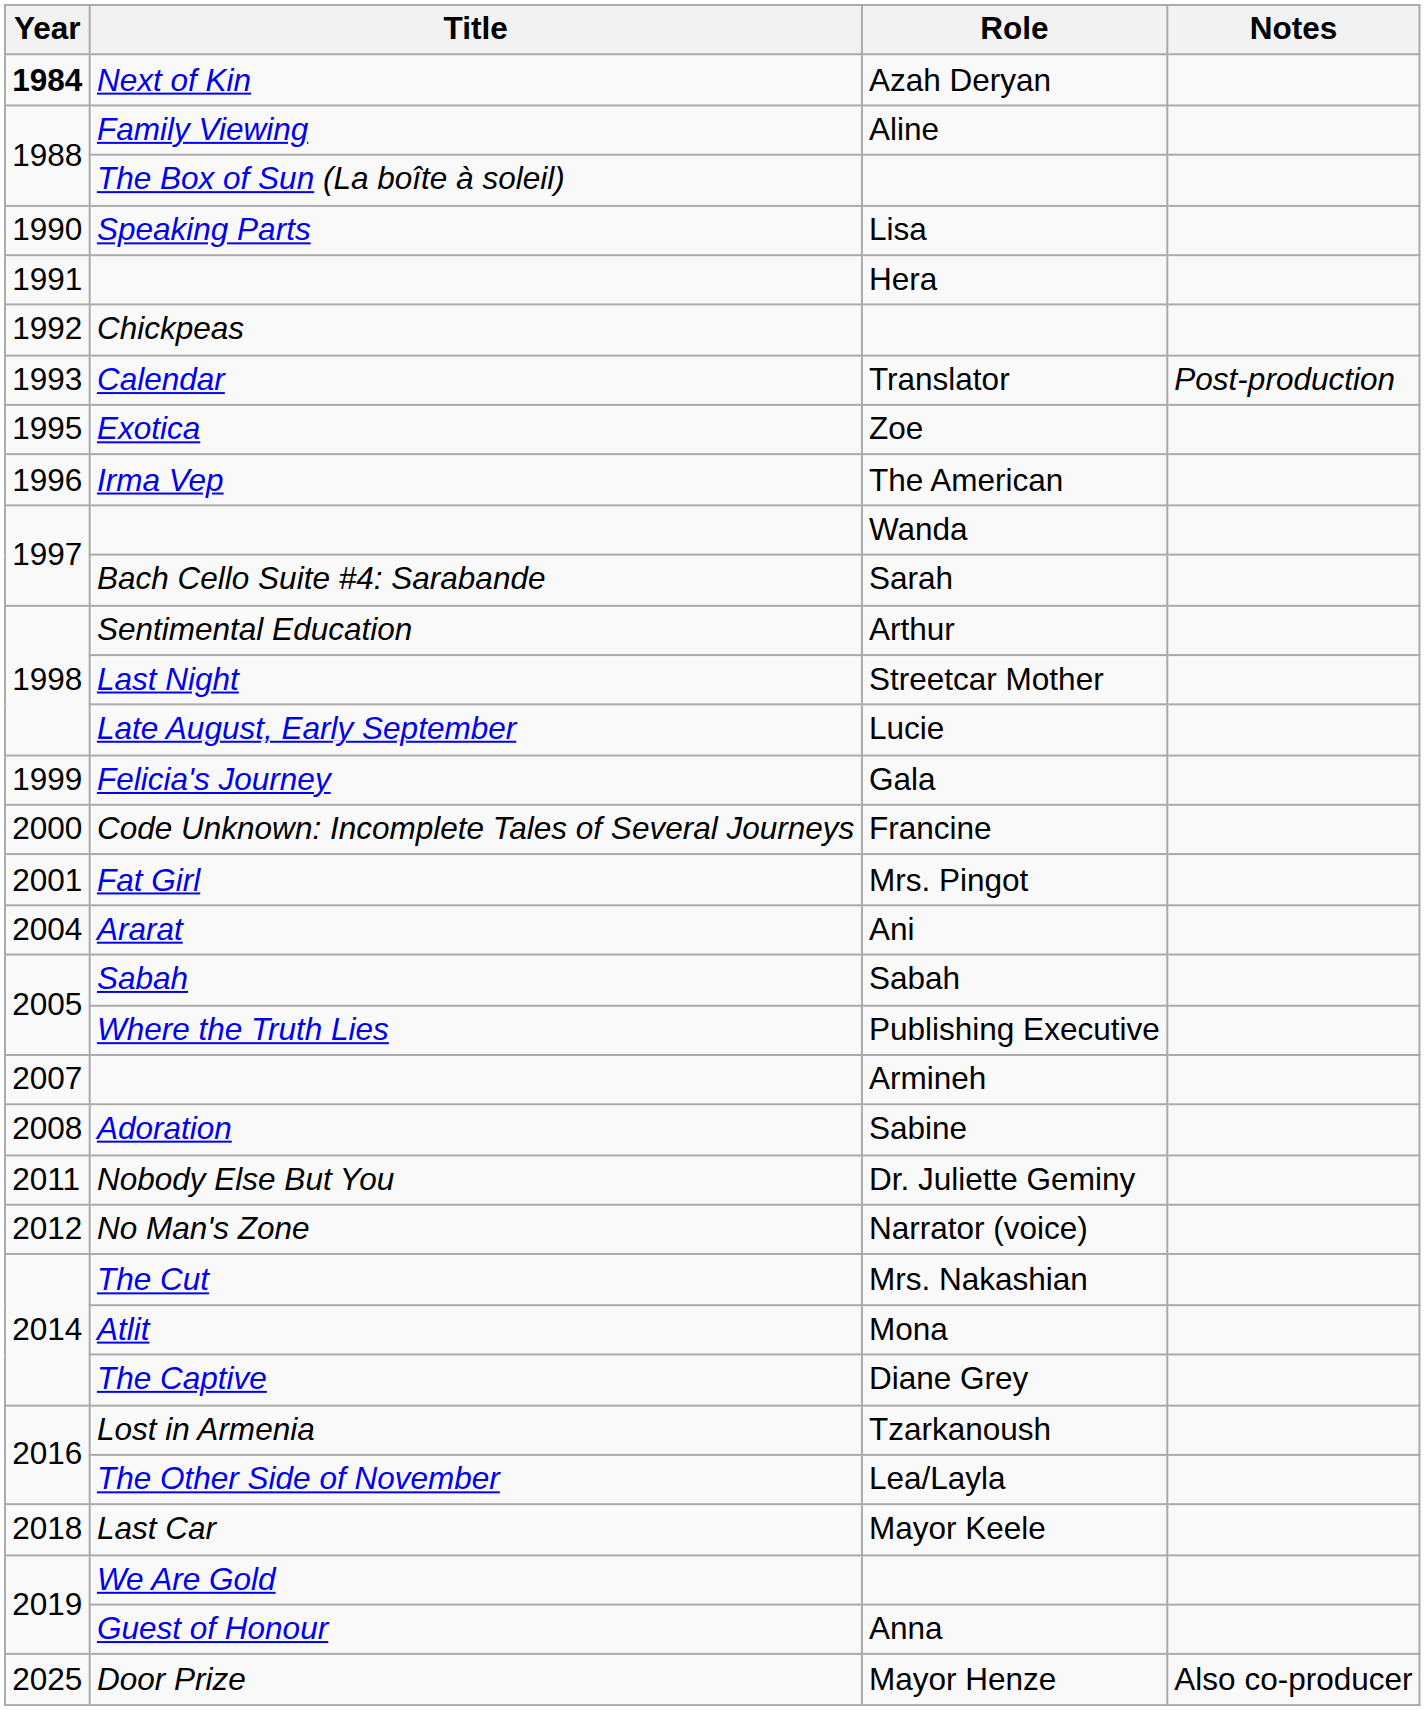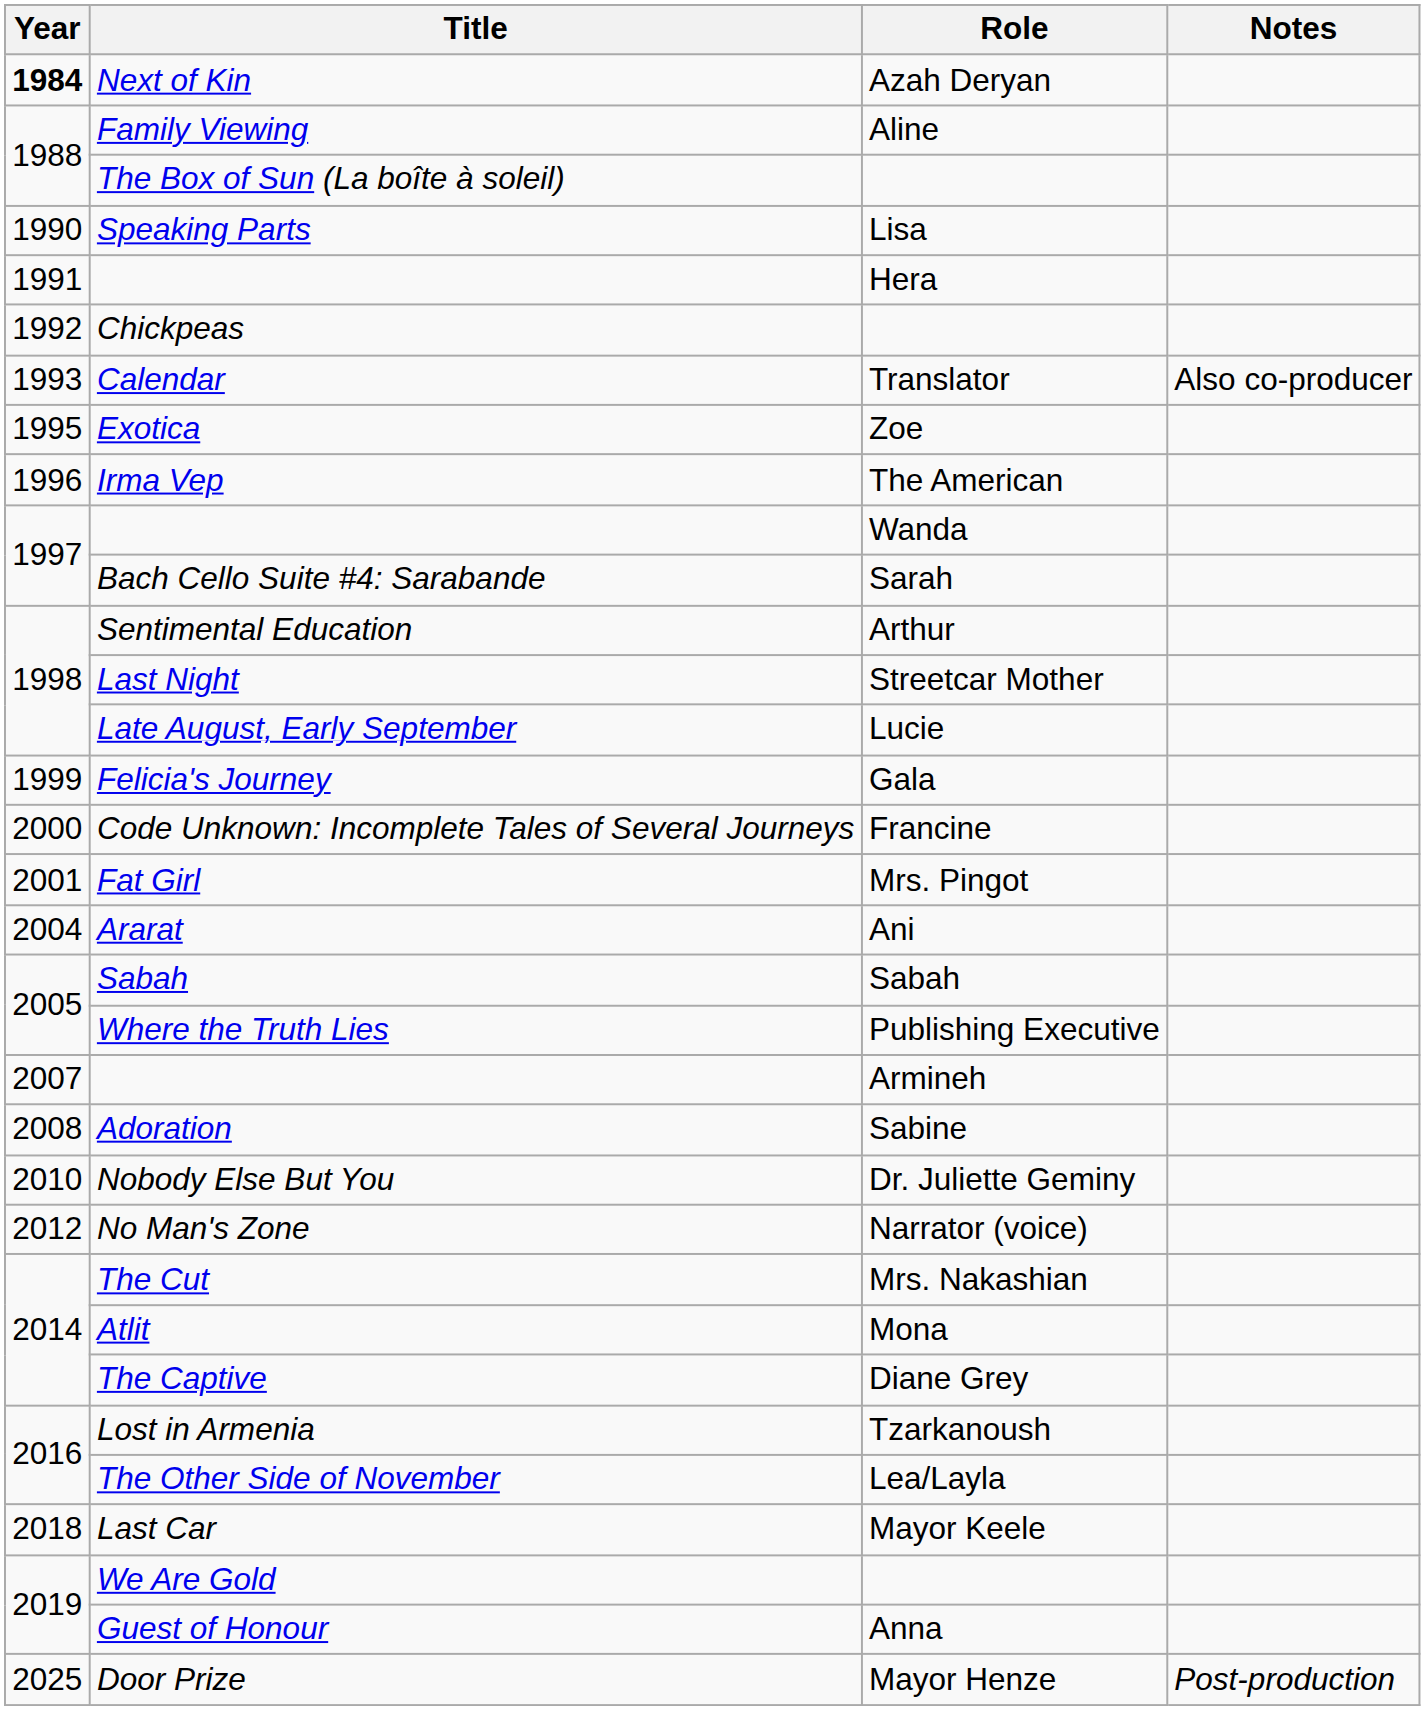(1285, 379) Post-production -> (1293, 379) Also co-producer
(46, 1179) 2011 -> (47, 1179) 2010
(1293, 1679) Also co-producer -> (1285, 1679) Post-production
